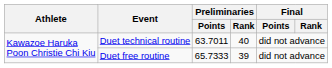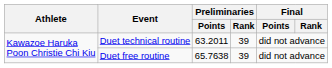(212, 41) 63.7011 -> (212, 41) 63.2011
(244, 41) 40 -> (244, 41) 39
(212, 56) 65.7333 -> (212, 56) 65.7638
